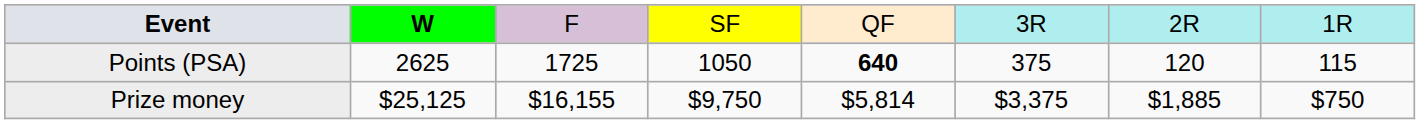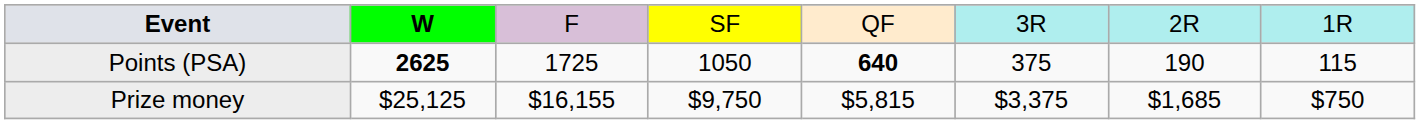(423, 62) normal -> (423, 62) bold
(1184, 62) 120 -> (1184, 62) 190
(878, 100) $5,814 -> (878, 100) $5,815
(1184, 100) $1,885 -> (1184, 100) $1,685
